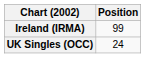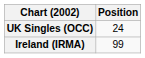rows swapped: (50, 28) <-> (50, 45)
